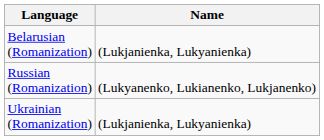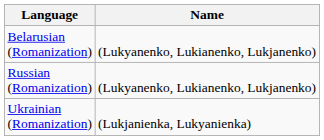(175, 51) (Lukjanienka, Lukyanienka) -> (207, 51) (Lukyanenko, Lukianenko, Lukjanenko)
